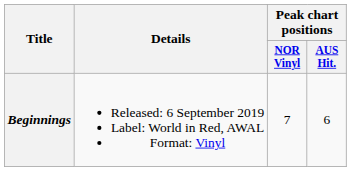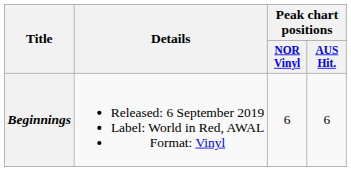(287, 119) 7 -> (287, 119) 6
